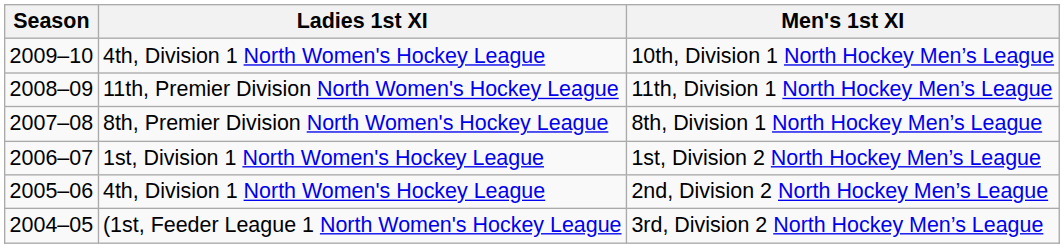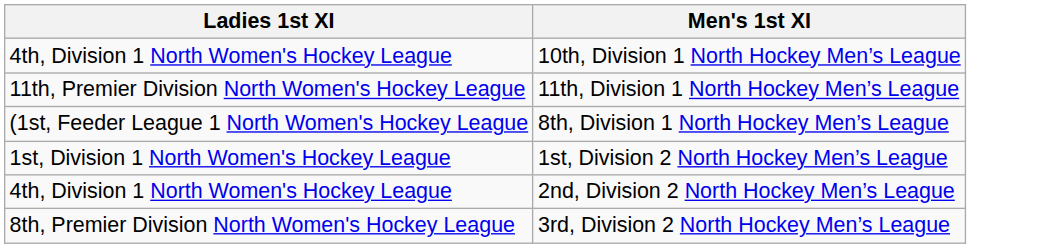- column: (51, 21)
(356, 123) 8th, Premier Division North Women's Hockey League -> (269, 123) (1st, Feeder League 1 North Women's Hockey League
(362, 225) (1st, Feeder League 1 North Women's Hockey League -> (262, 225) 8th, Premier Division North Women's Hockey League
